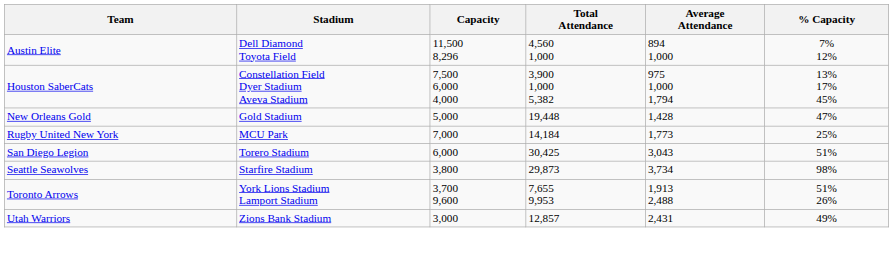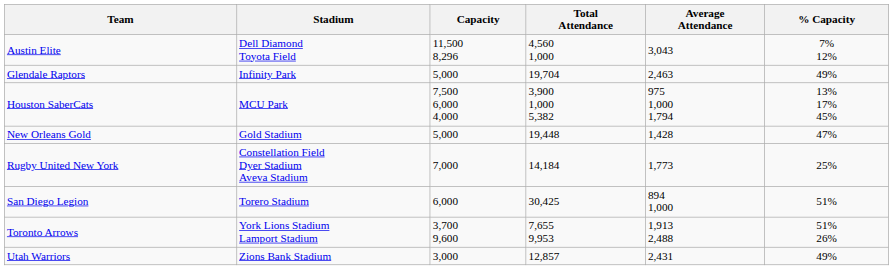(661, 50) 894 1,000 -> (661, 50) 3,043
+ row: (46, 74)
(282, 86) Constellation Field Dyer Stadium Aveva Stadium -> (264, 104) MCU Park
(264, 134) MCU Park -> (282, 165) Constellation Field Dyer Stadium Aveva Stadium
(661, 152) 3,043 -> (661, 201) 894 1,000
- row: (48, 170)
